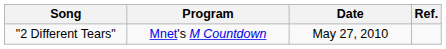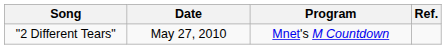columns swapped: (208, 14) <-> (350, 14)
